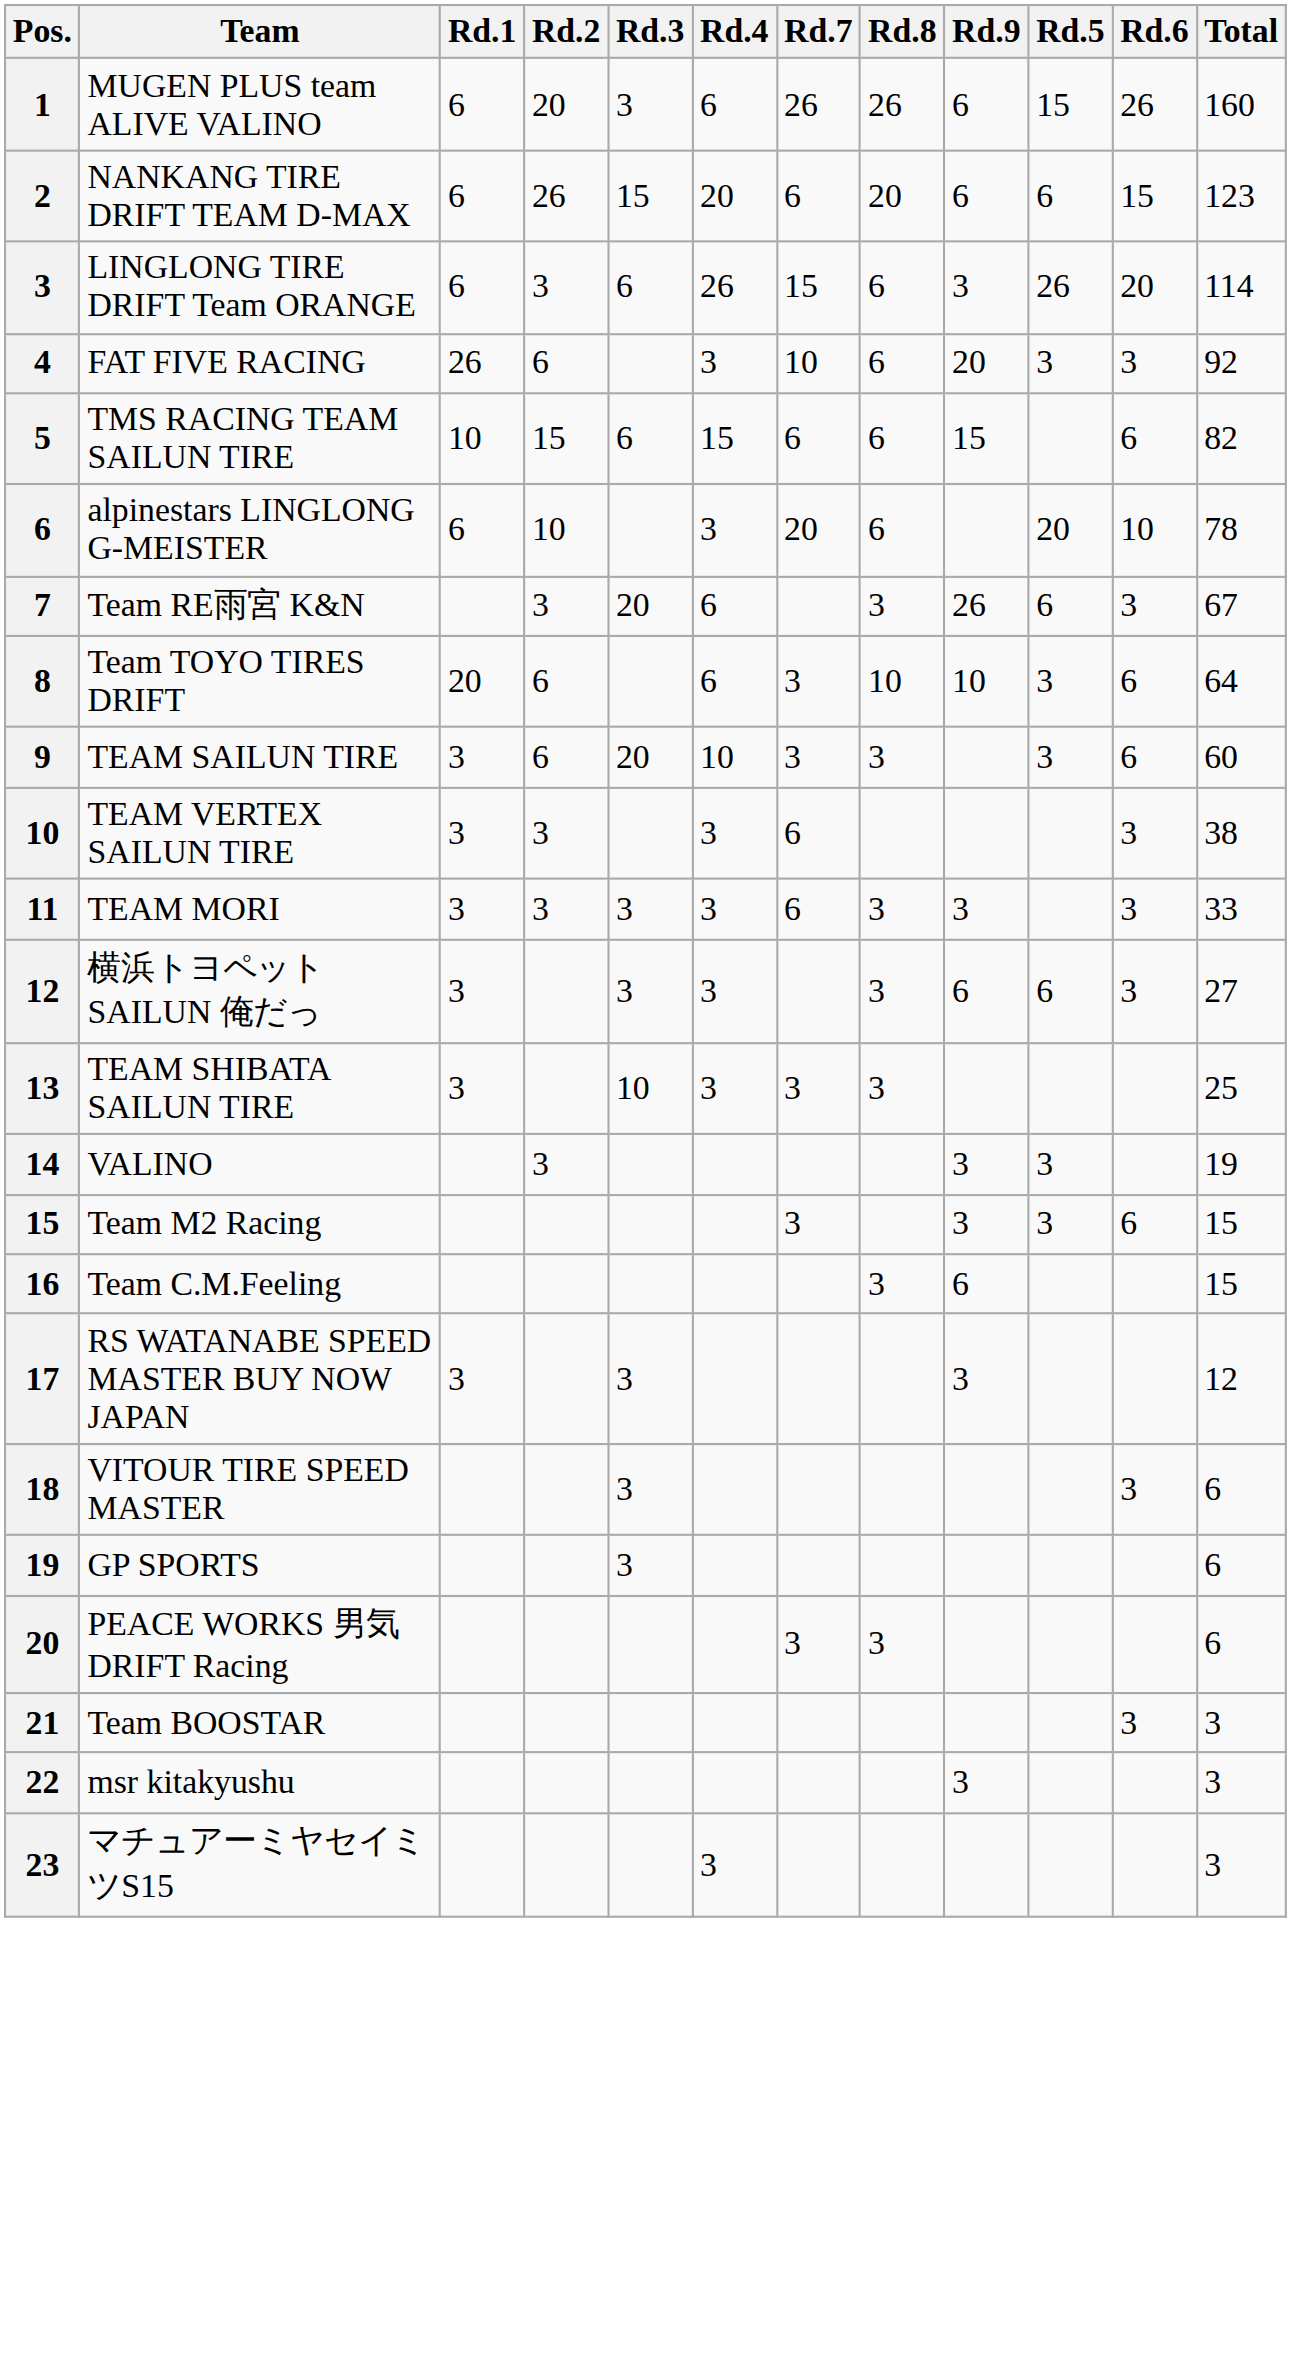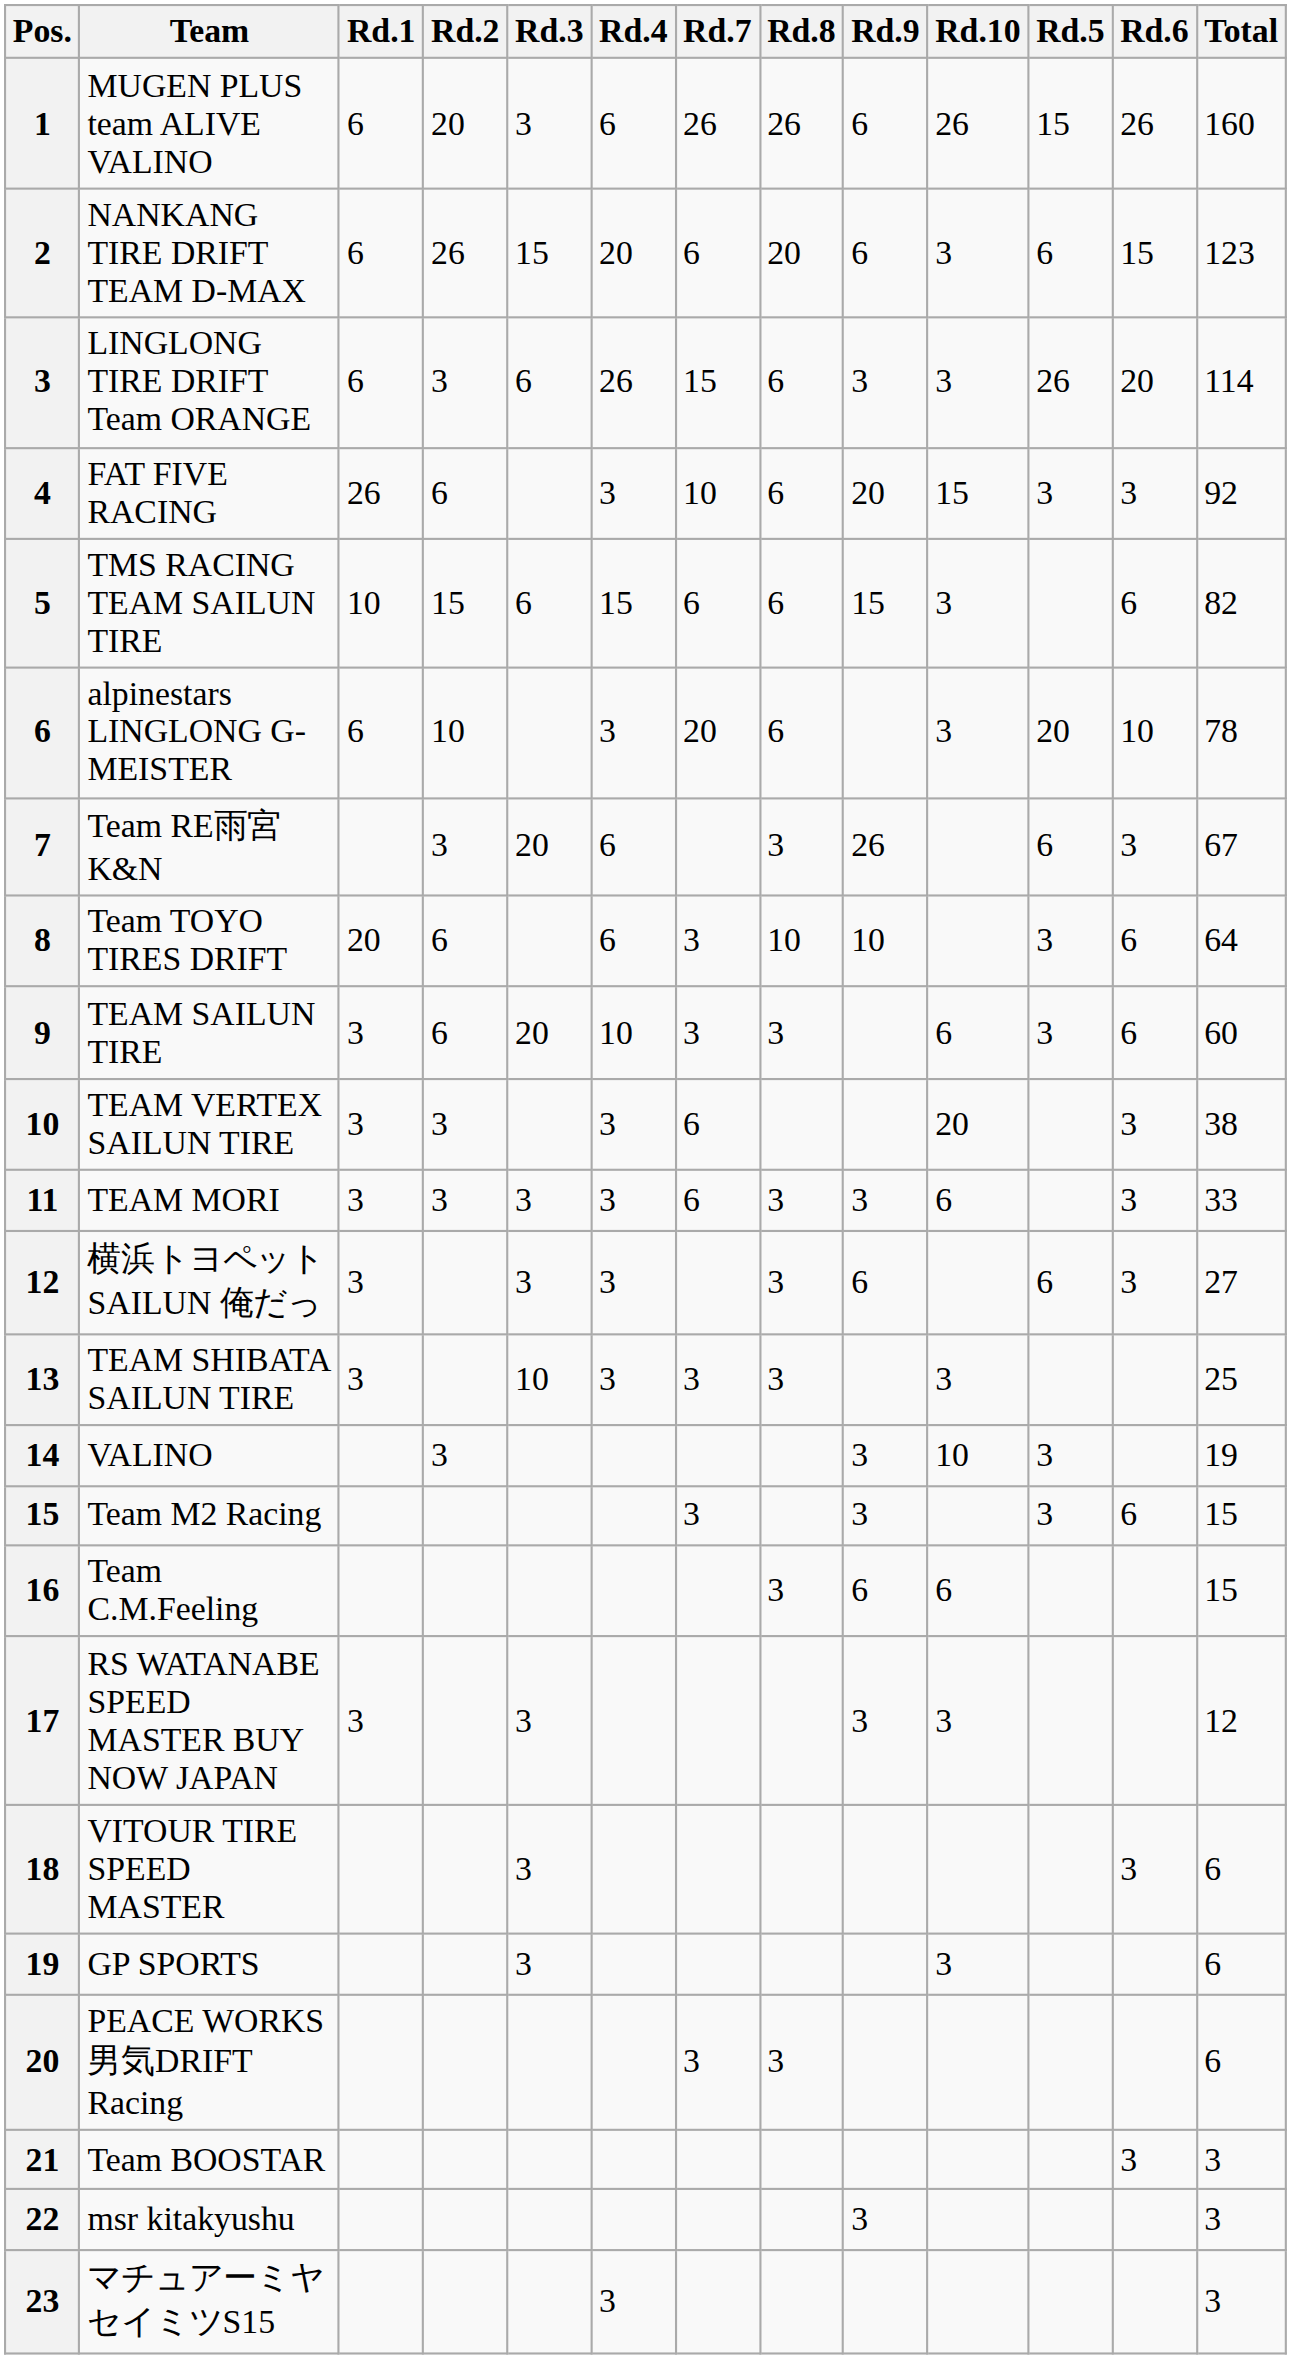+ column: (978, 31)
